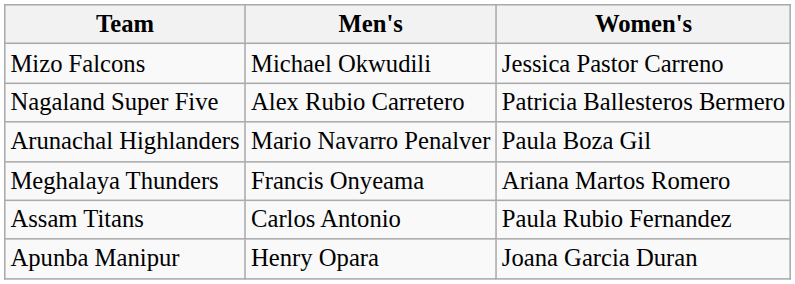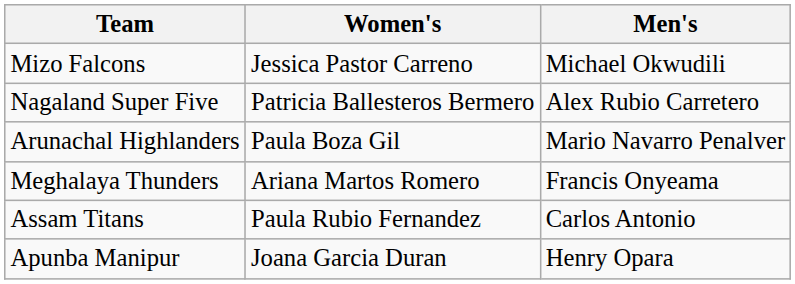columns swapped: (643, 24) <-> (371, 24)
